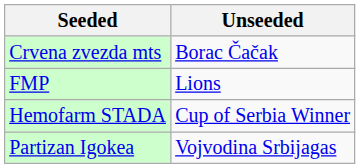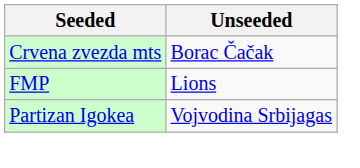- row: (88, 115)
